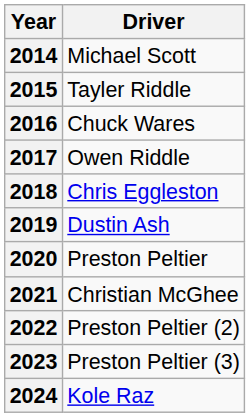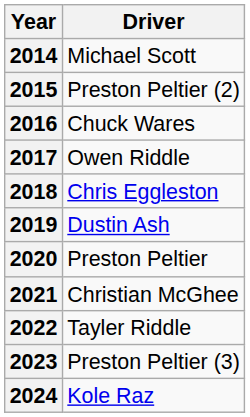(129, 90) Tayler Riddle -> (154, 90) Preston Peltier (2)
(154, 327) Preston Peltier (2) -> (129, 327) Tayler Riddle
